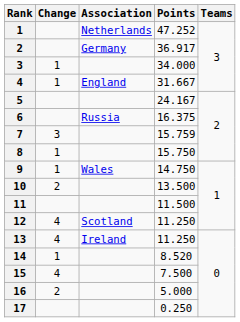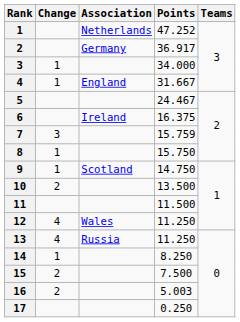(176, 100) 24.167 -> (176, 100) 24.467
(101, 117) Russia -> (104, 117) Ireland
(97, 169) Wales -> (107, 169) Scotland
(107, 222) Scotland -> (97, 222) Wales
(104, 239) Ireland -> (101, 239) Russia
(176, 256) 8.520 -> (176, 256) 8.250
(57, 274) 4 -> (57, 274) 2
(176, 291) 5.000 -> (176, 291) 5.003
